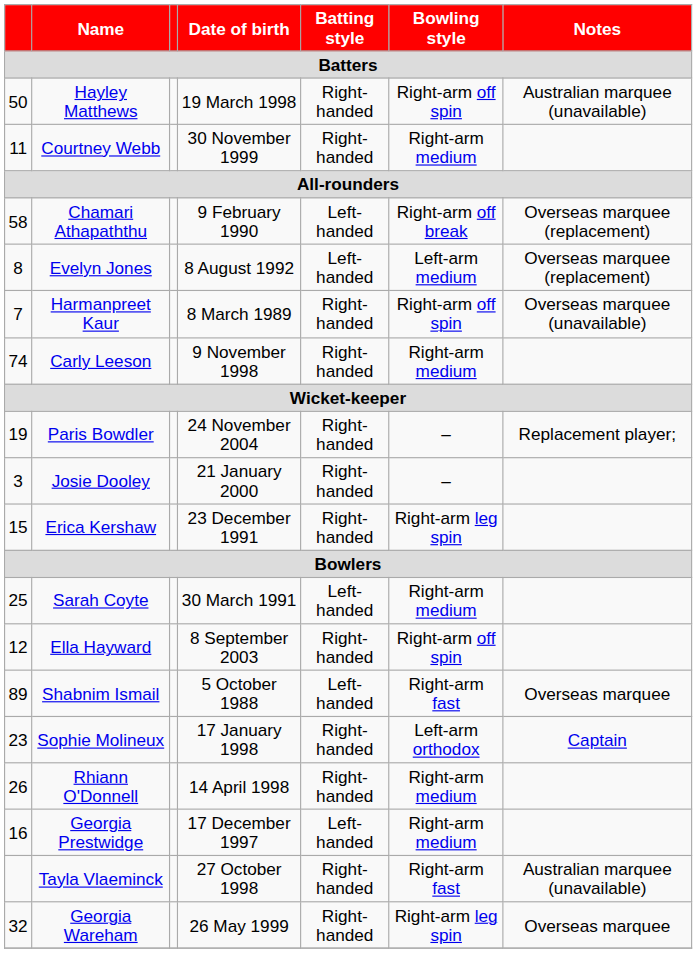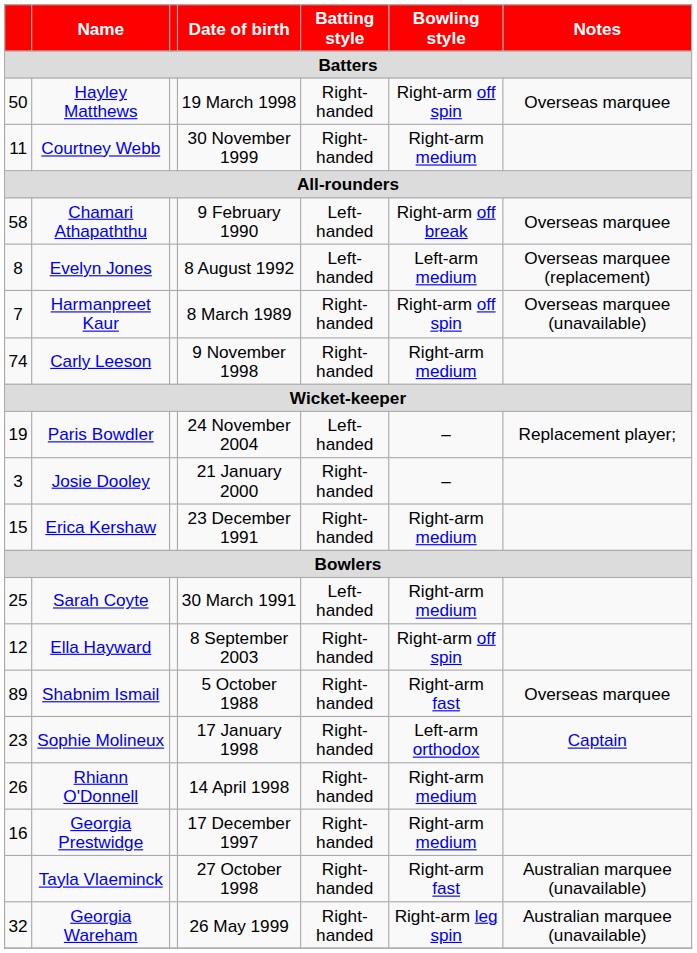(597, 102) Australian marquee (unavailable) -> (597, 102) Overseas marquee
(597, 222) Overseas marquee (replacement) -> (597, 222) Overseas marquee
(345, 434) Right-handed -> (345, 434) Left-handed
(446, 527) Right-arm leg spin -> (446, 527) Right-arm medium
(345, 694) Left-handed -> (345, 694) Right-handed
(345, 833) Left-handed -> (345, 833) Right-handed
(597, 926) Overseas marquee -> (597, 926) Australian marquee (unavailable)
